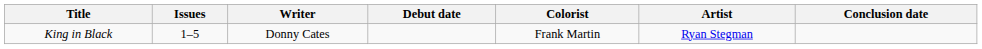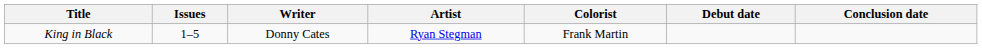columns swapped: (717, 14) <-> (432, 14)
